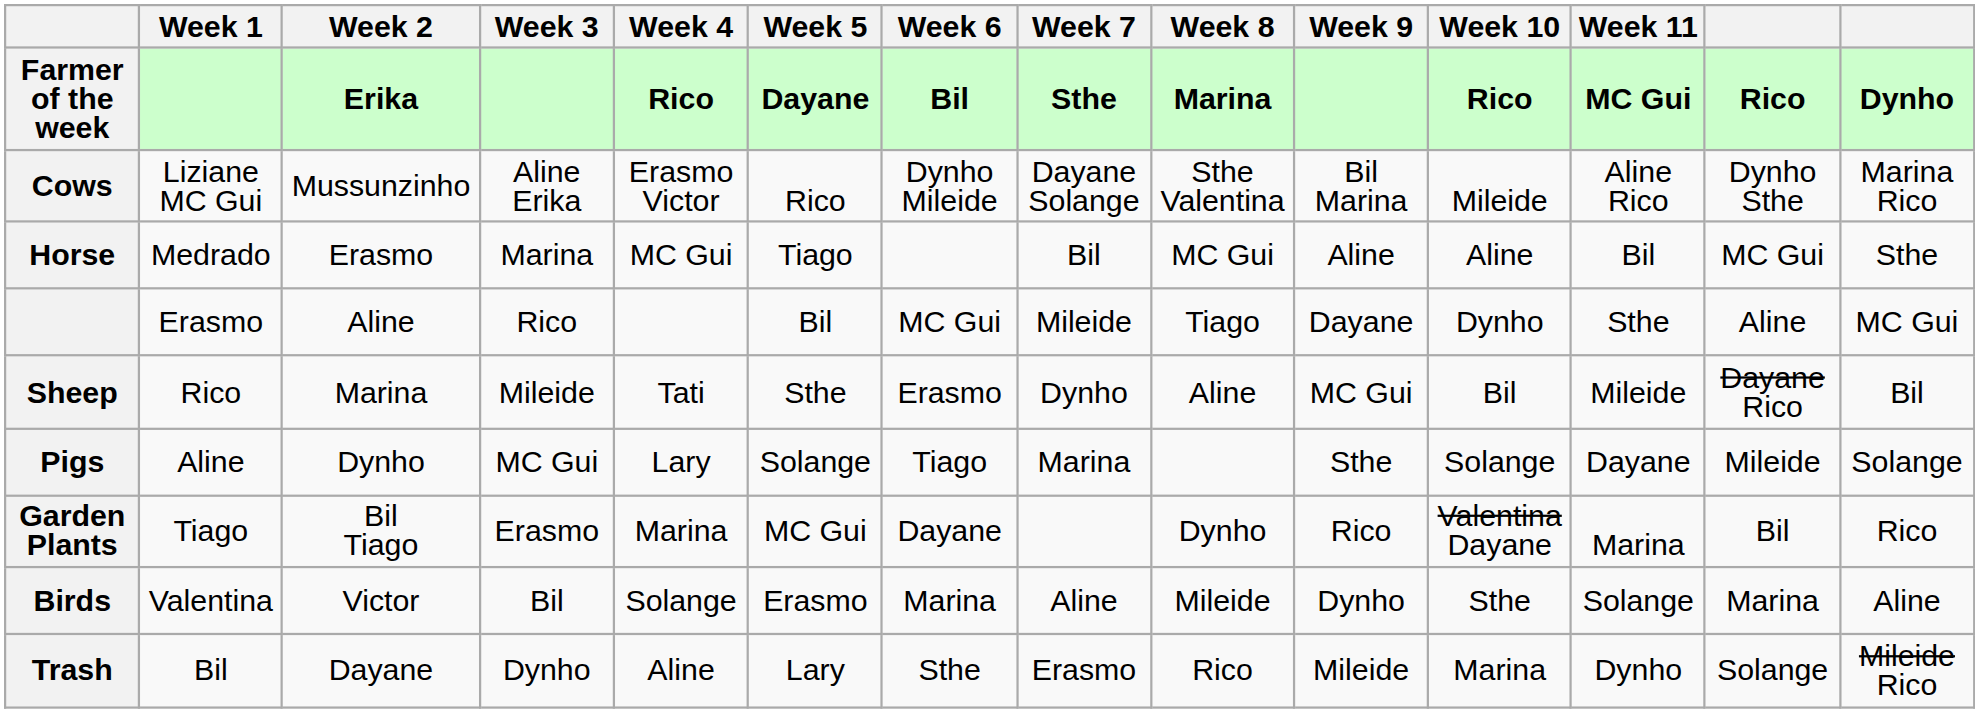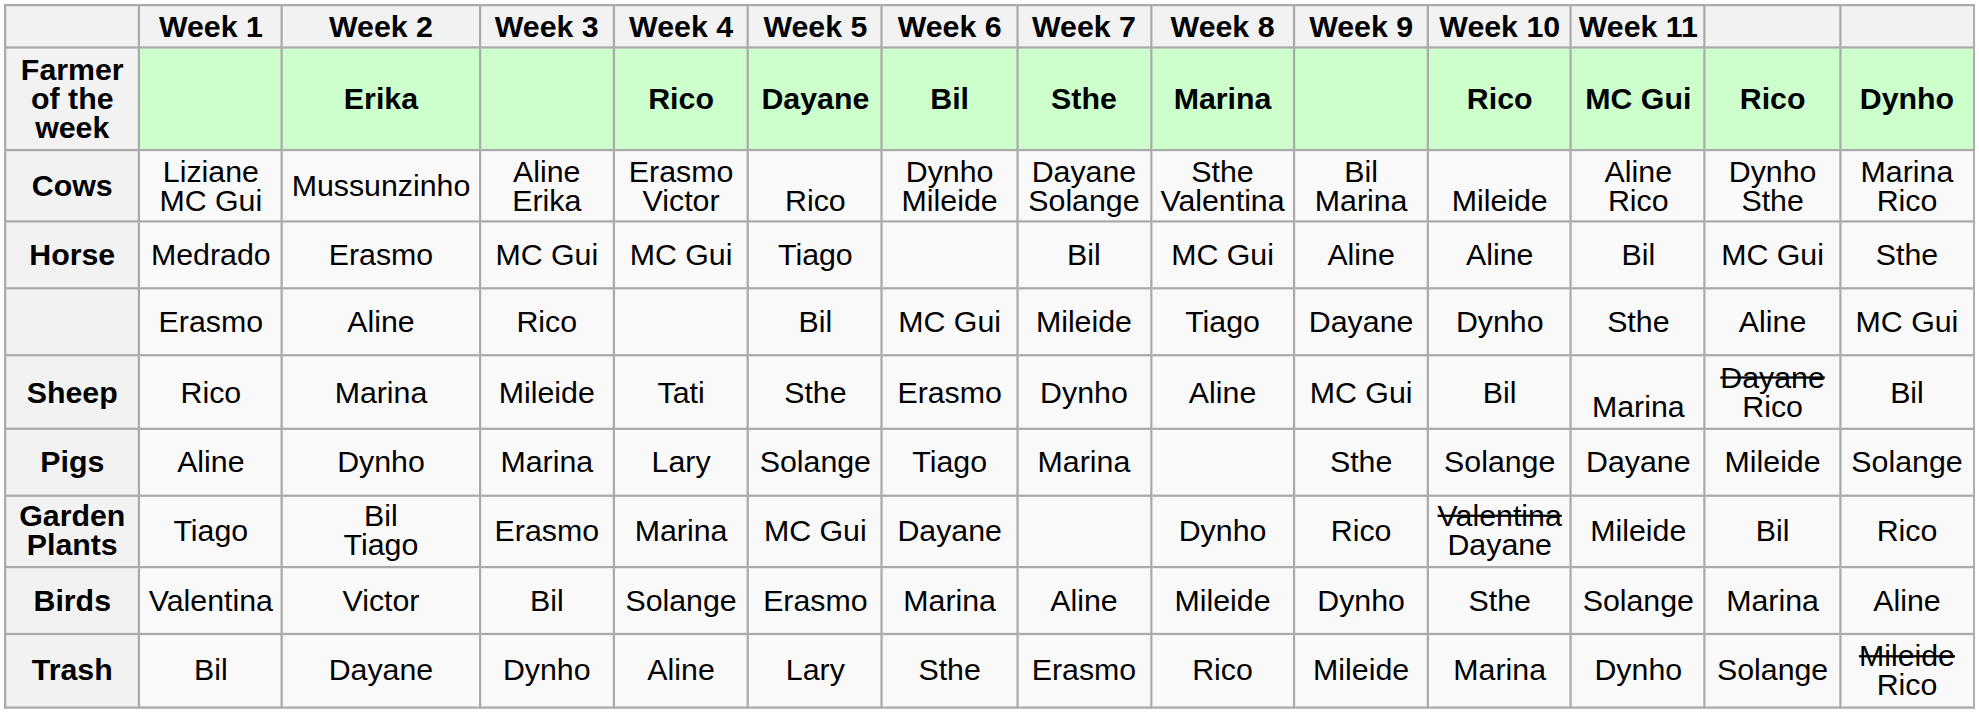(547, 255) Marina -> (547, 255) MC Gui
(1638, 392) Mileide -> (1638, 406) Marina
(547, 461) MC Gui -> (547, 461) Marina
(1638, 545) Marina -> (1638, 531) Mileide
